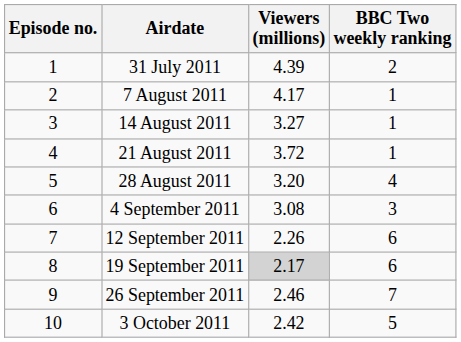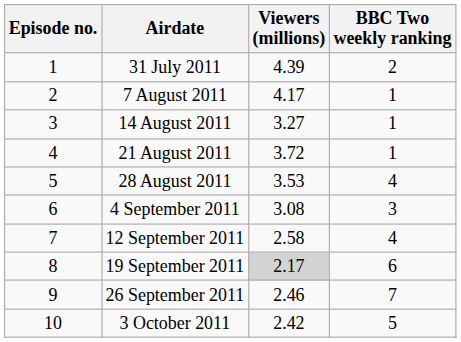(289, 180) 3.20 -> (289, 180) 3.53
(289, 237) 2.26 -> (289, 237) 2.58
(392, 237) 6 -> (392, 237) 4
